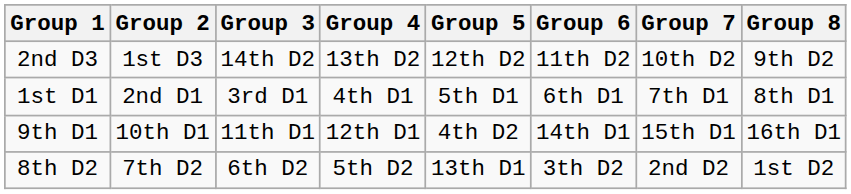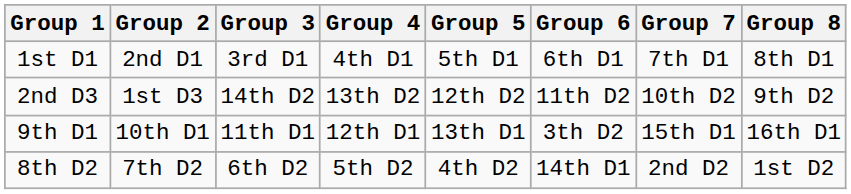rows swapped: (57, 97) <-> (57, 60)
(478, 133) 4th D2 -> (478, 133) 13th D1
(583, 133) 14th D1 -> (583, 133) 3th D2
(478, 170) 13th D1 -> (478, 170) 4th D2
(583, 170) 3th D2 -> (583, 170) 14th D1
